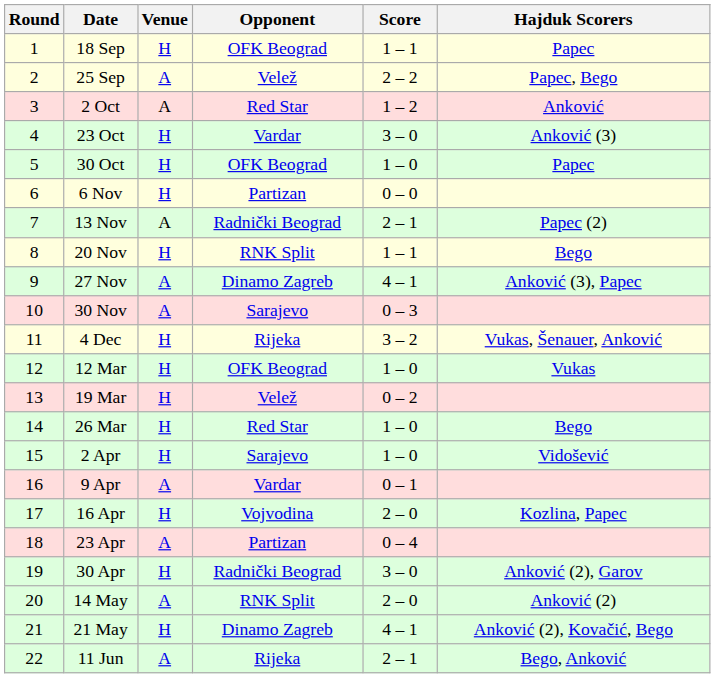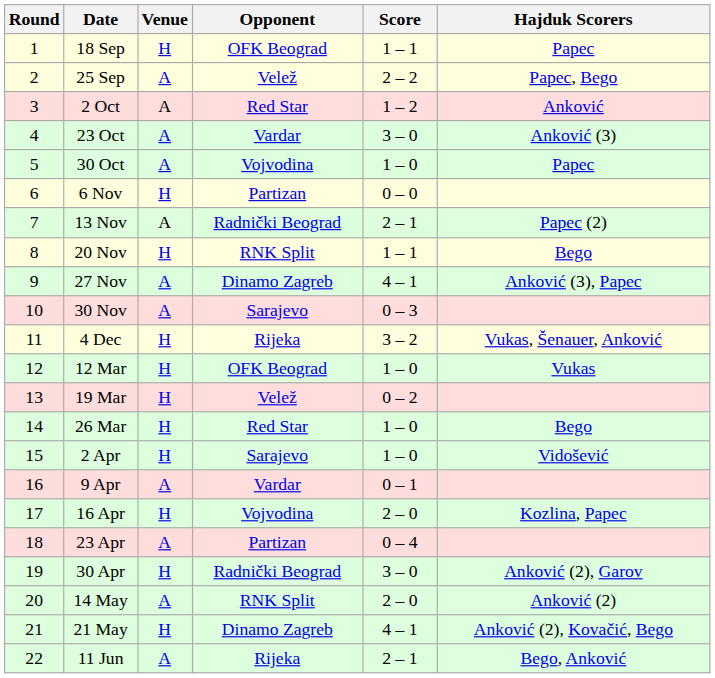(165, 135) H -> (165, 135) A
(165, 164) H -> (165, 164) A
(277, 164) OFK Beograd -> (277, 164) Vojvodina
